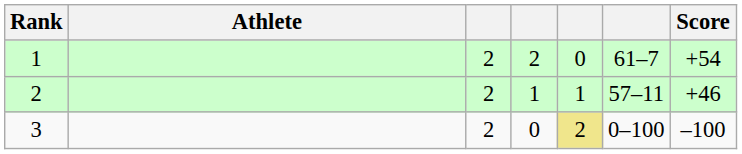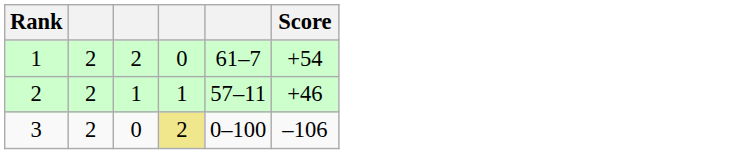- column: (267, 22)
(703, 129) –100 -> (305, 129) –106
